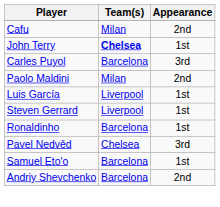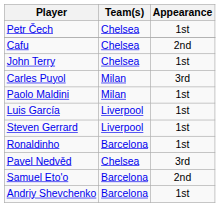+ row: (30, 29)
(114, 29) Milan -> (120, 45) Chelsea
(121, 45) bold -> (120, 62) normal
(125, 62) Barcelona -> (114, 78) Milan
(183, 78) 2nd -> (183, 95) 1st
(183, 161) 1st -> (183, 177) 2nd
(183, 177) 2nd -> (183, 194) 1st
